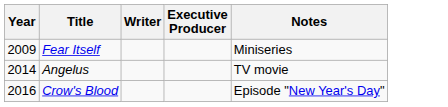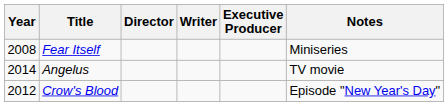+ column: (149, 22)
(22, 49) 2009 -> (22, 49) 2008
(22, 91) 2016 -> (22, 91) 2012
